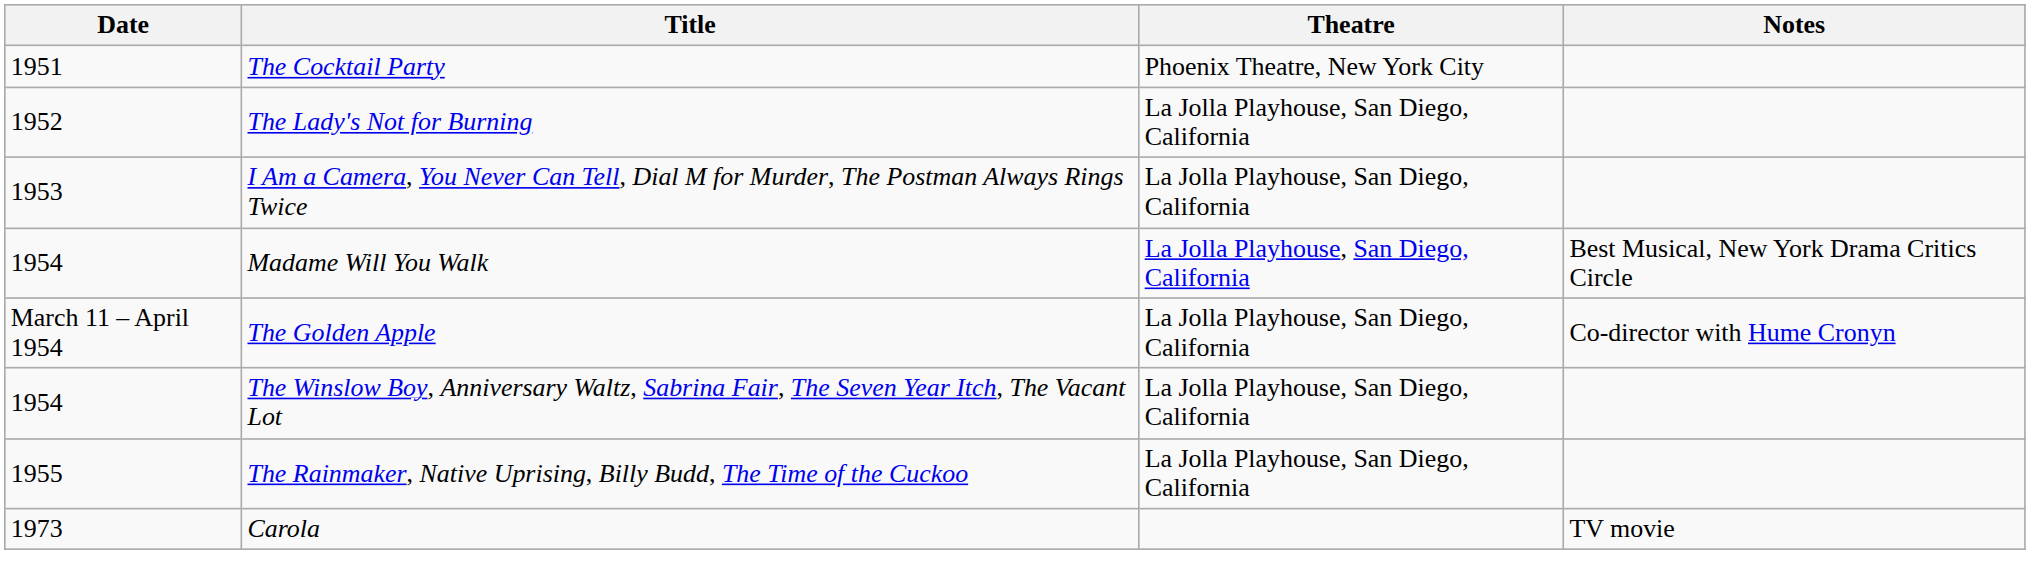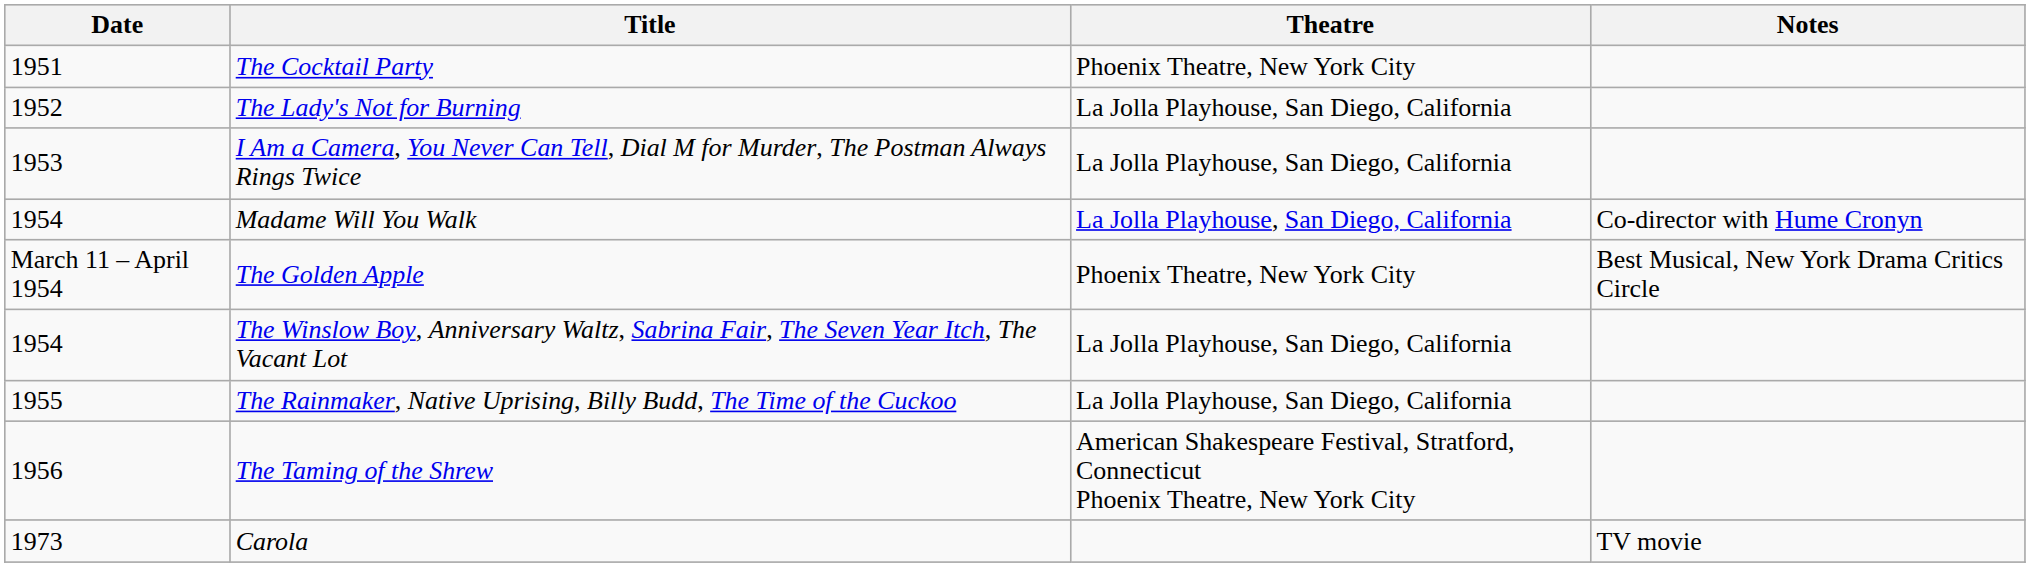(1773, 262) Best Musical, New York Drama Critics Circle -> (1759, 218) Co-director with Hume Cronyn
(1307, 332) La Jolla Playhouse, San Diego, California -> (1246, 274) Phoenix Theatre, New York City
(1733, 332) Co-director with Hume Cronyn -> (1800, 274) Best Musical, New York Drama Critics Circle
+ row: (364, 470)
